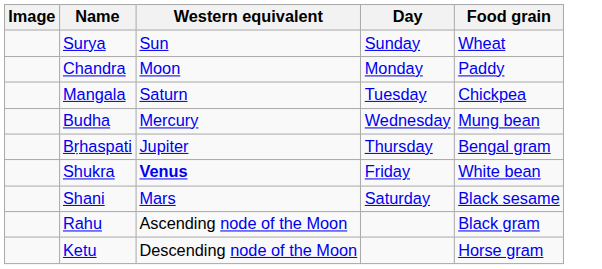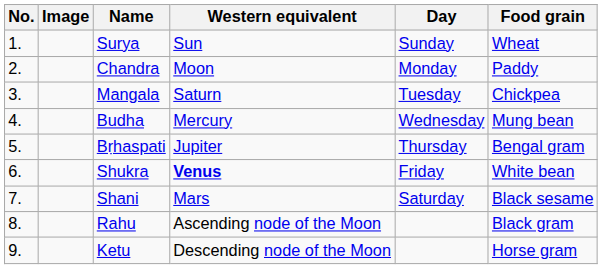+ column: (21, 17)
